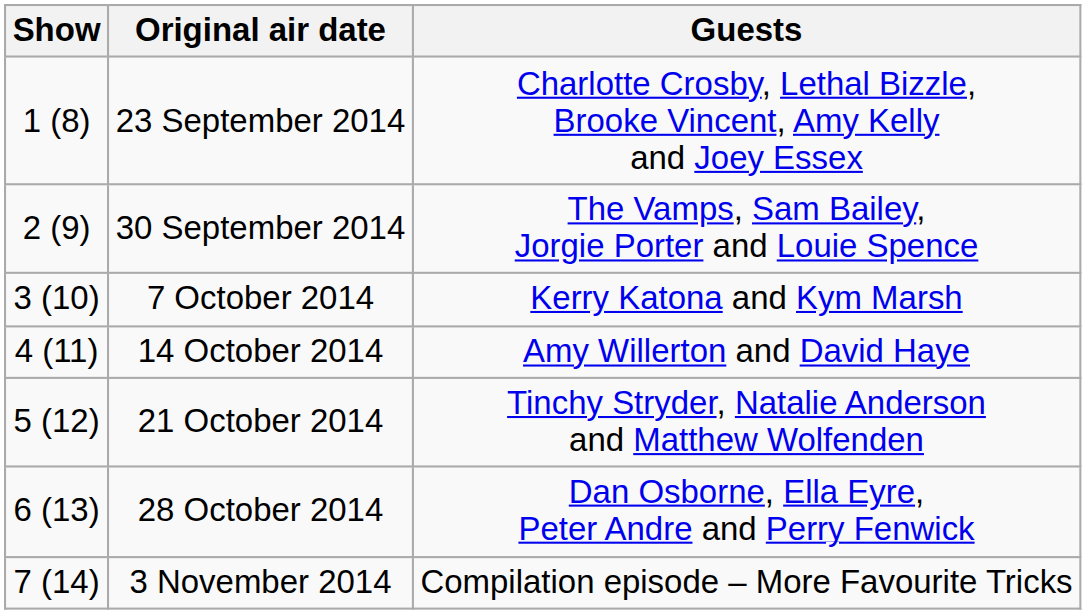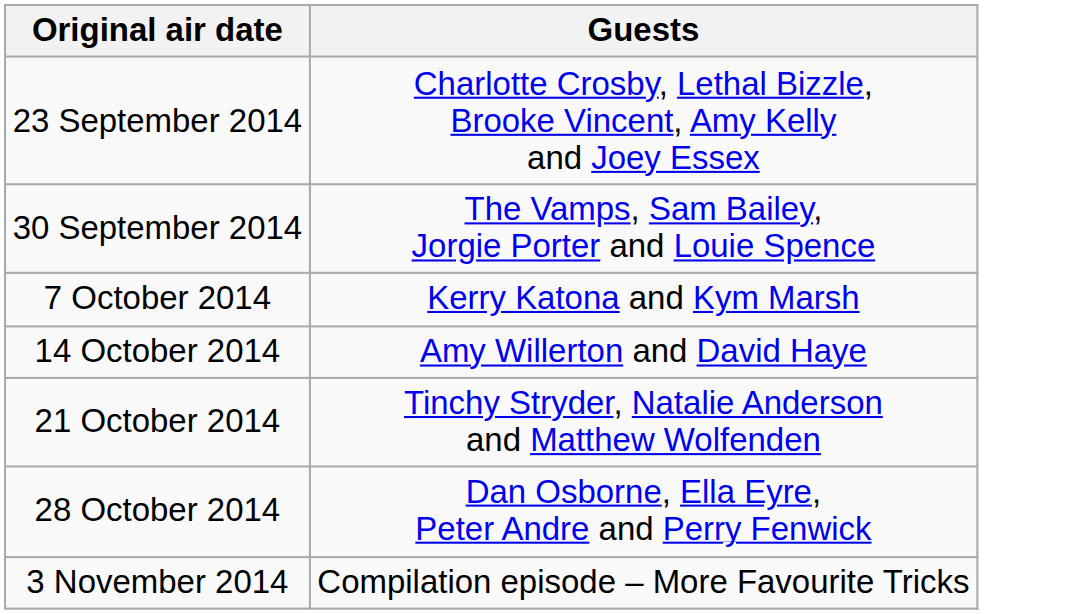- column: (57, 30)
